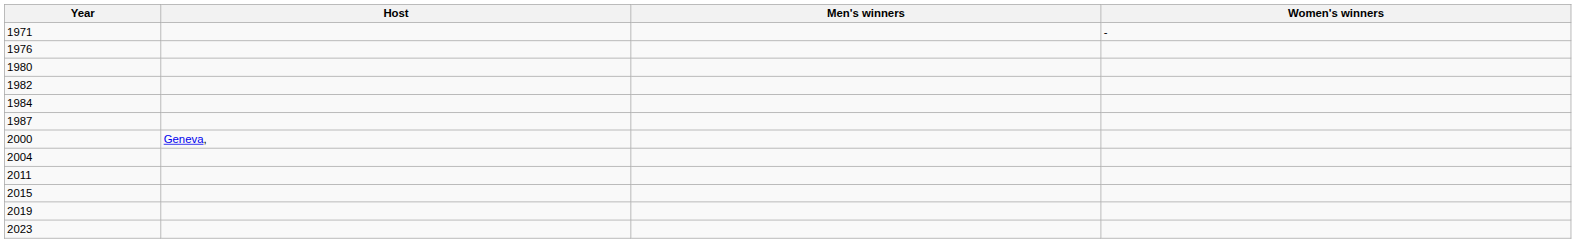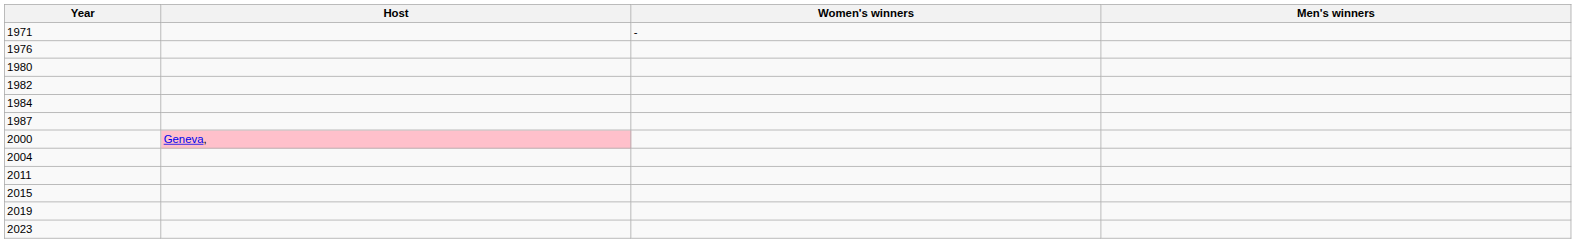columns swapped: (866, 14) <-> (1336, 14)
(185, 140) no background -> (185, 140) pink background
